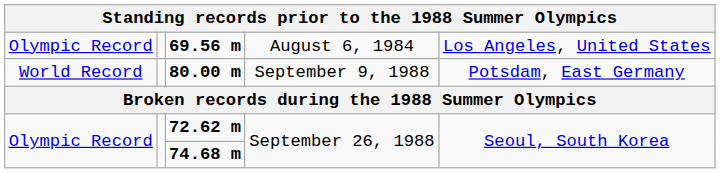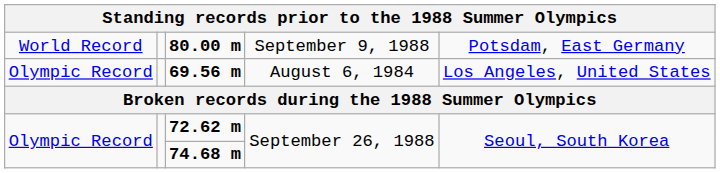rows swapped: (205, 73) <-> (205, 46)
